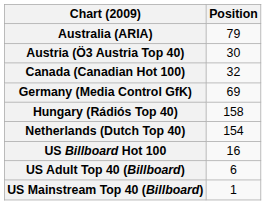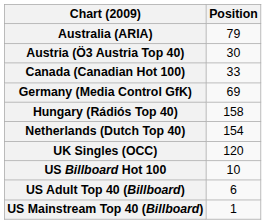(233, 72) 32 -> (233, 72) 33
+ row: (105, 151)
(233, 151) 16 -> (233, 170) 10
